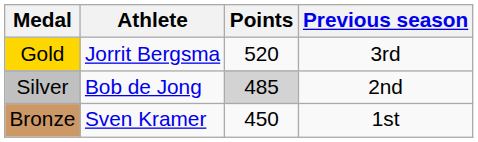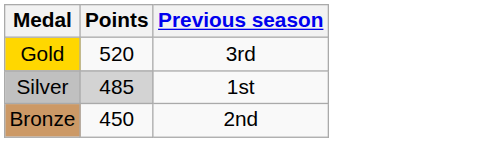- column: (153, 20)
(386, 86) 2nd -> (241, 86) 1st
(386, 119) 1st -> (241, 119) 2nd
